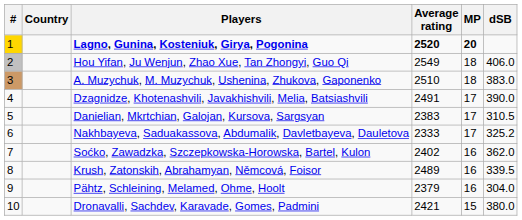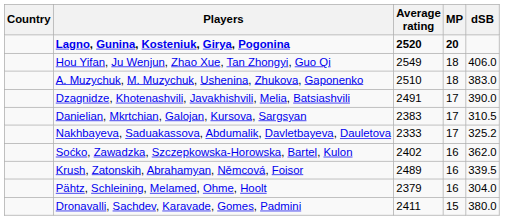- column: (13, 19)
(427, 206) 2421 -> (409, 206) 2411
